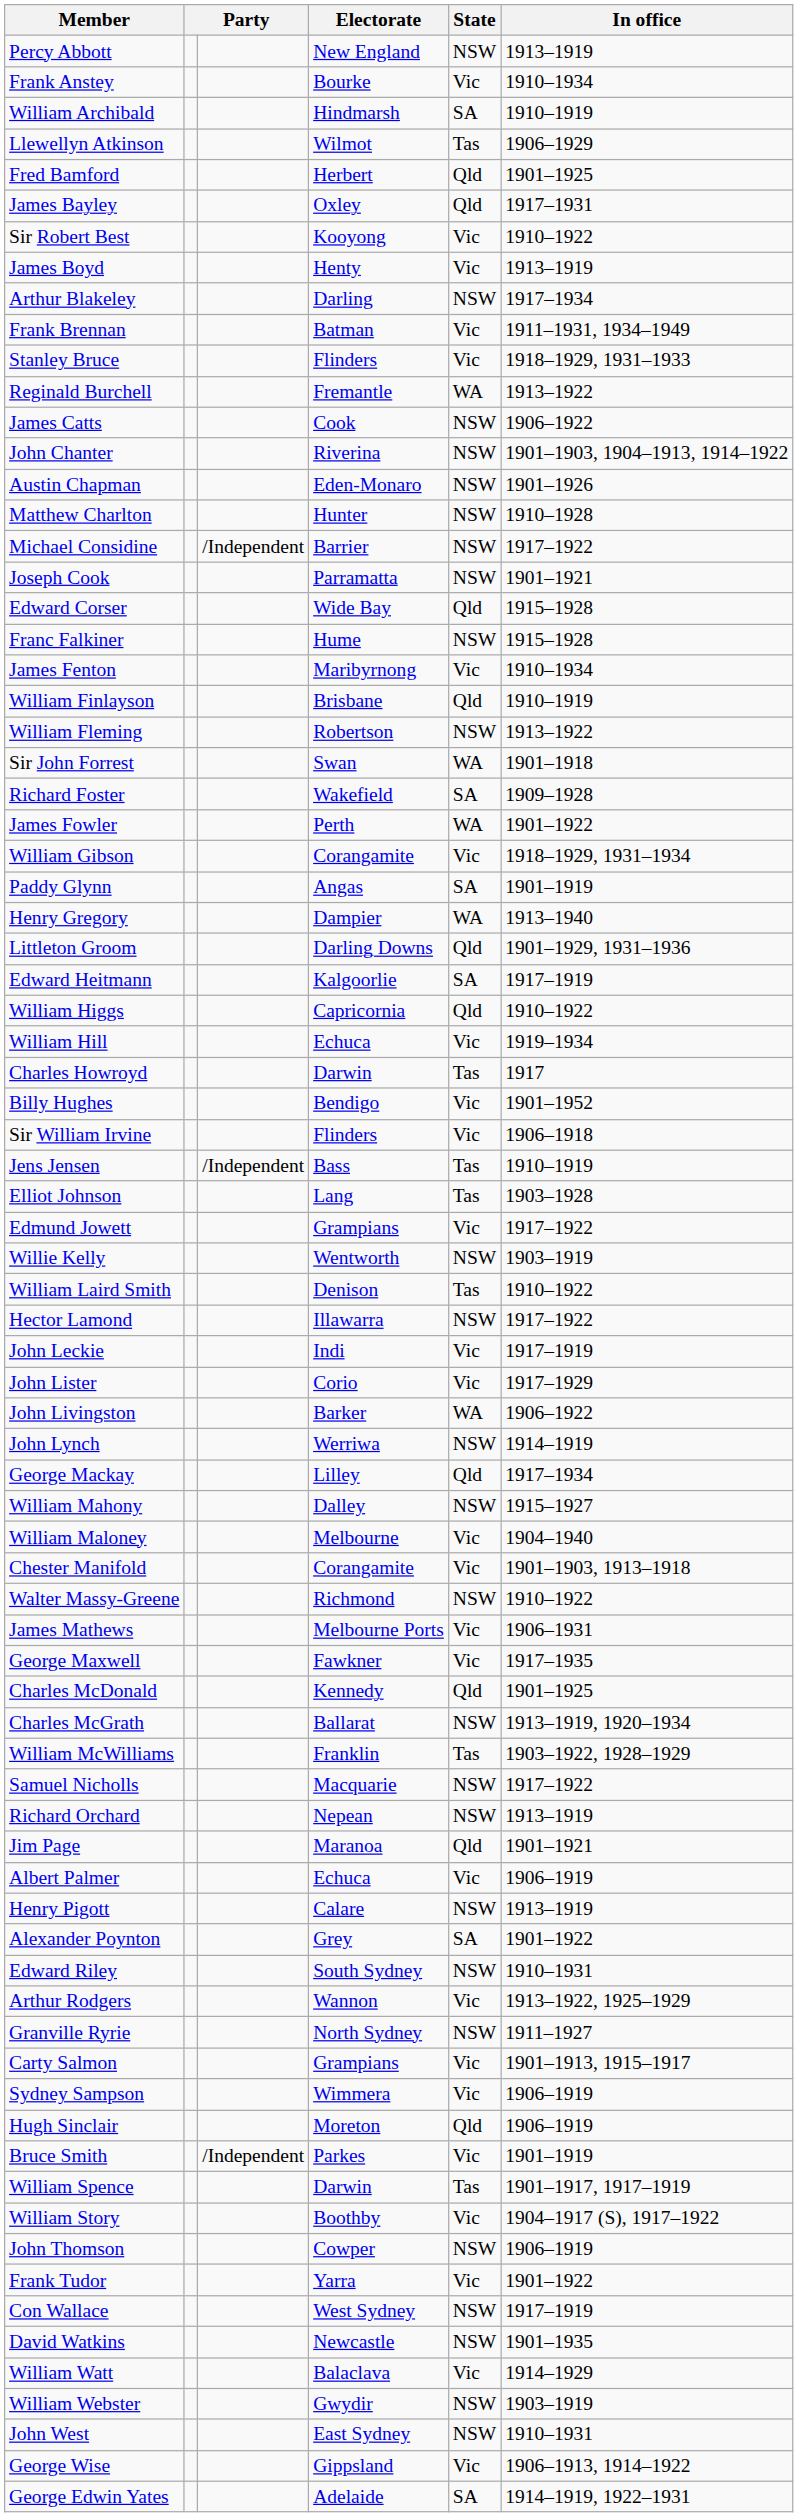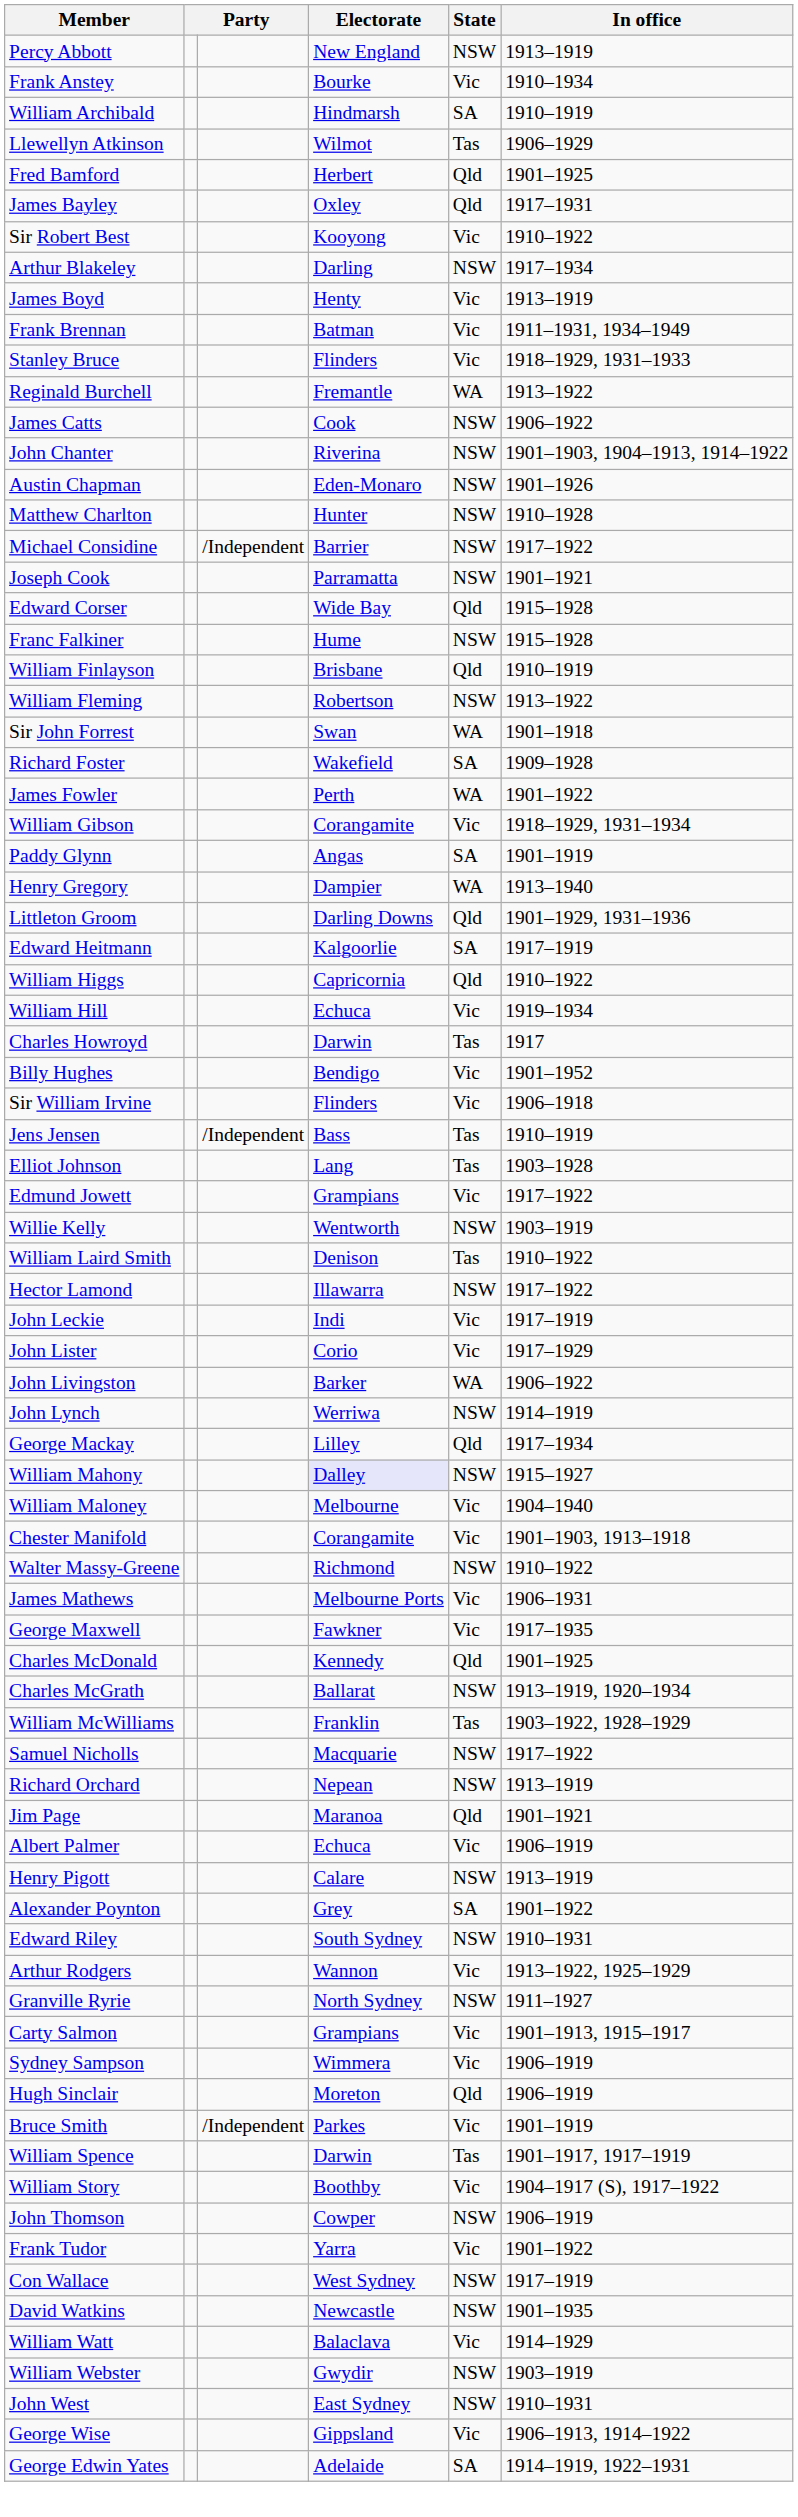rows swapped: (72, 298) <-> (57, 267)
- row: (63, 670)
(339, 1505) no background -> (339, 1474) lavender background
